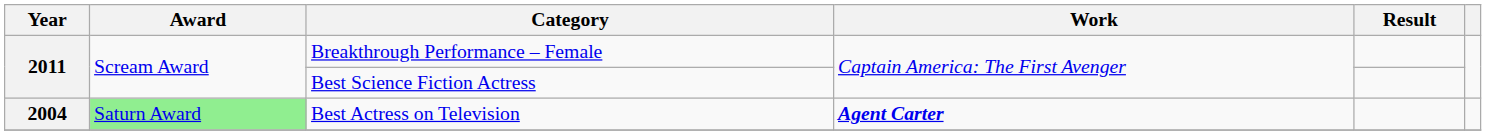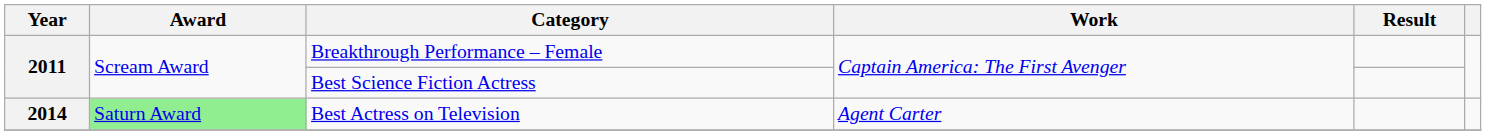(47, 113) 2004 -> (47, 113) 2014
(891, 113) bold -> (890, 113) normal
